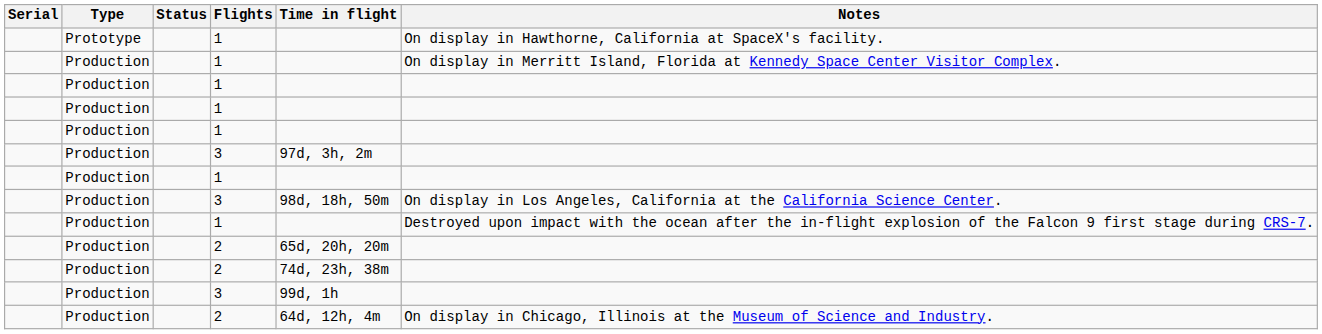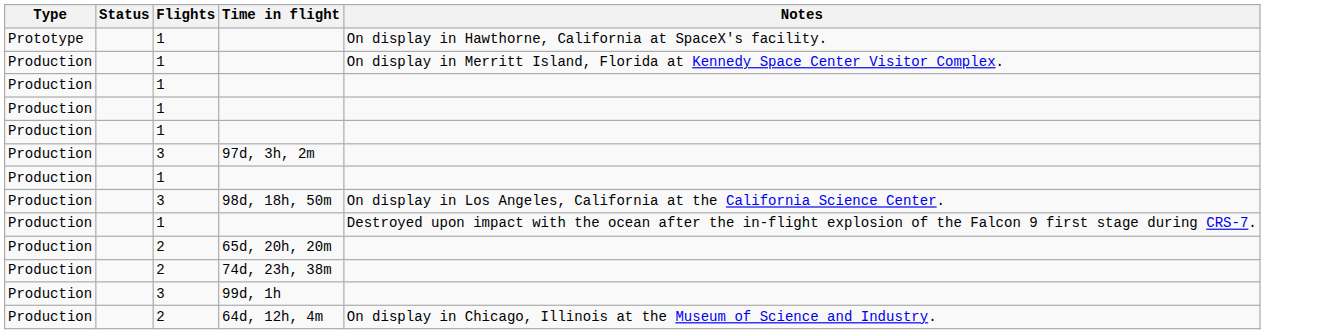- column: (33, 16)
